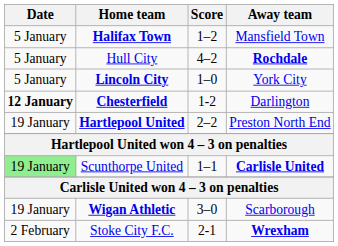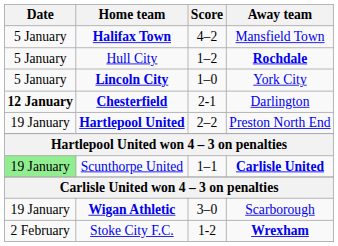(207, 36) 1–2 -> (207, 36) 4–2
(207, 58) 4–2 -> (207, 58) 1–2
(207, 101) 1-2 -> (207, 101) 2-1
(207, 230) 2-1 -> (207, 230) 1-2
